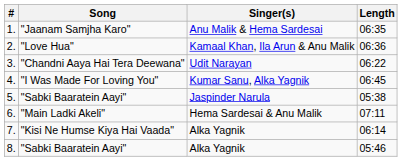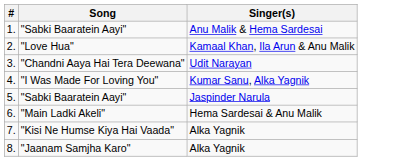- column: (377, 13)
(76, 30) "Jaanam Samjha Karo" -> (73, 30) "Sabki Baaratein Aayi"
(73, 148) "Sabki Baaratein Aayi" -> (76, 148) "Jaanam Samjha Karo"
